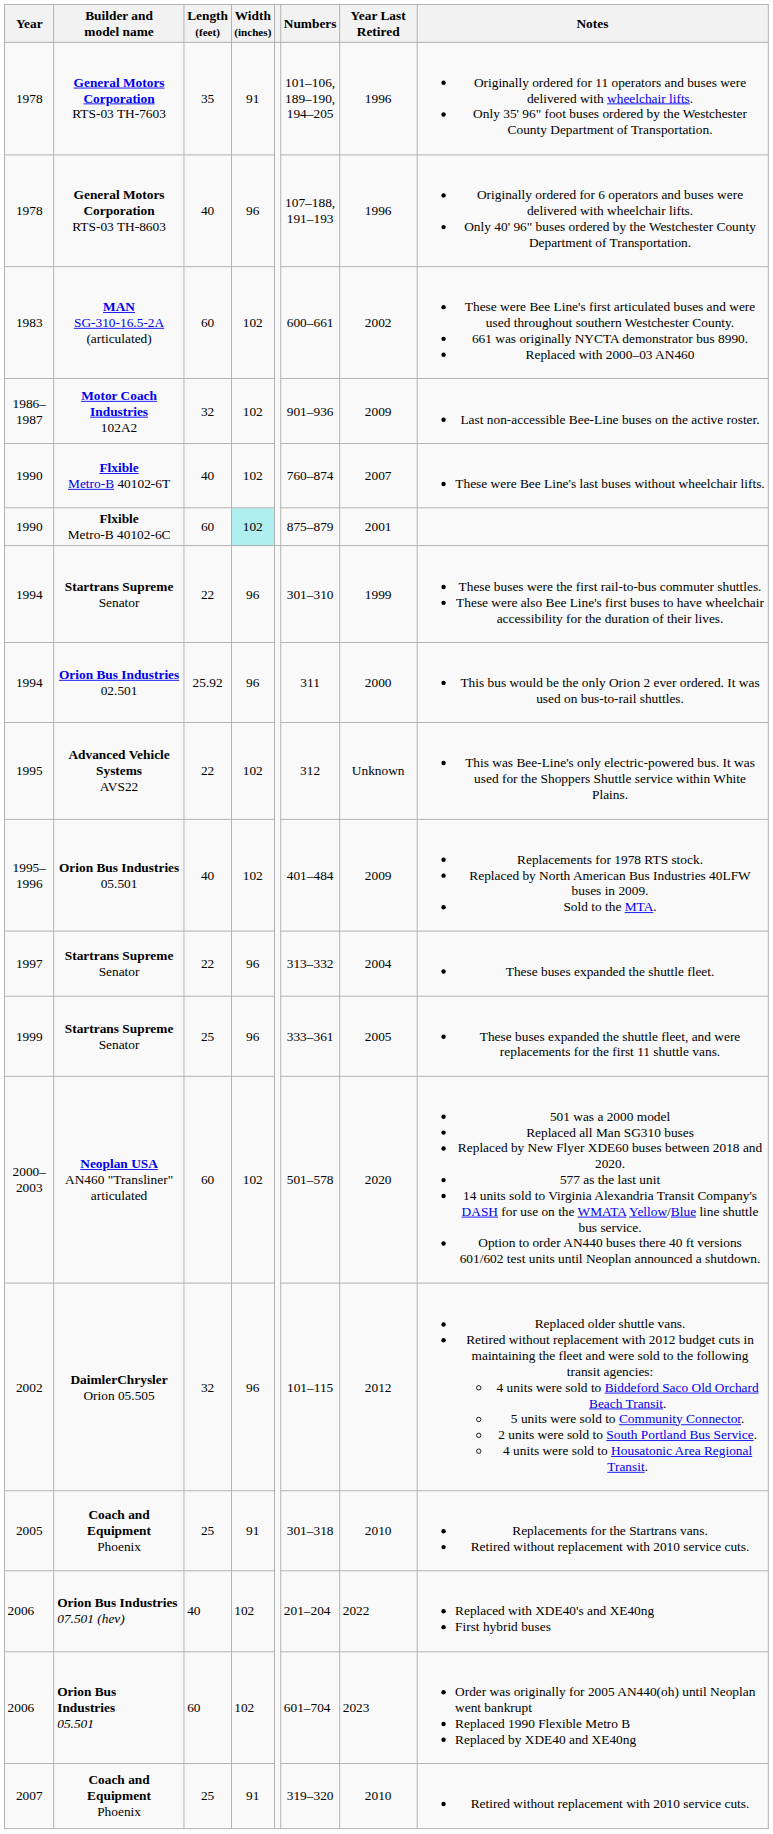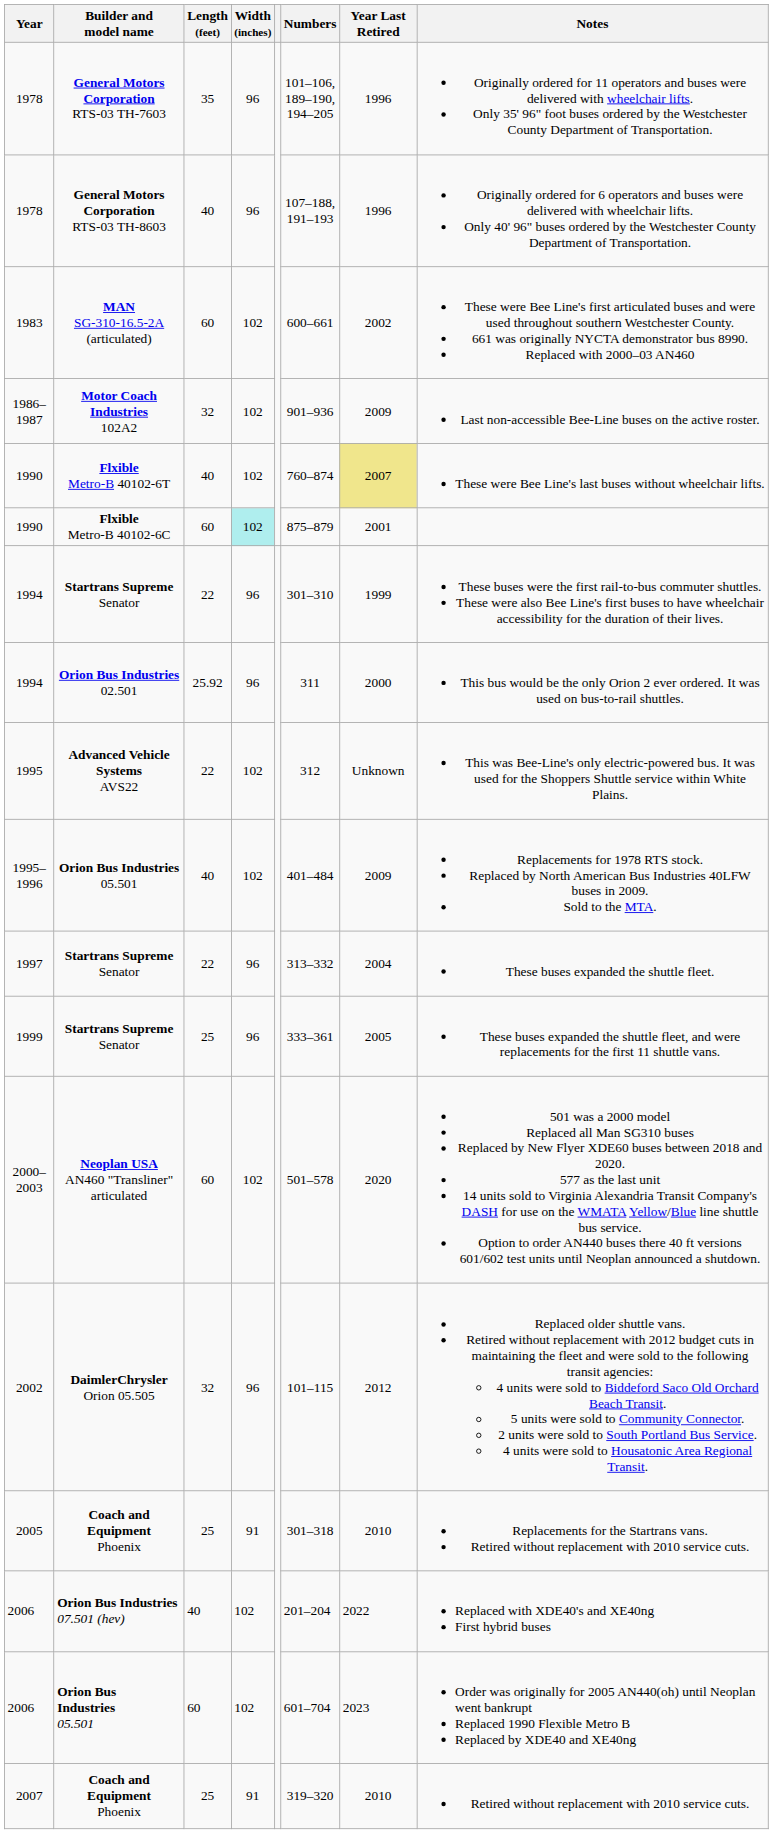(253, 98) 91 -> (253, 98) 96
(378, 475) no background -> (378, 475) khaki background
